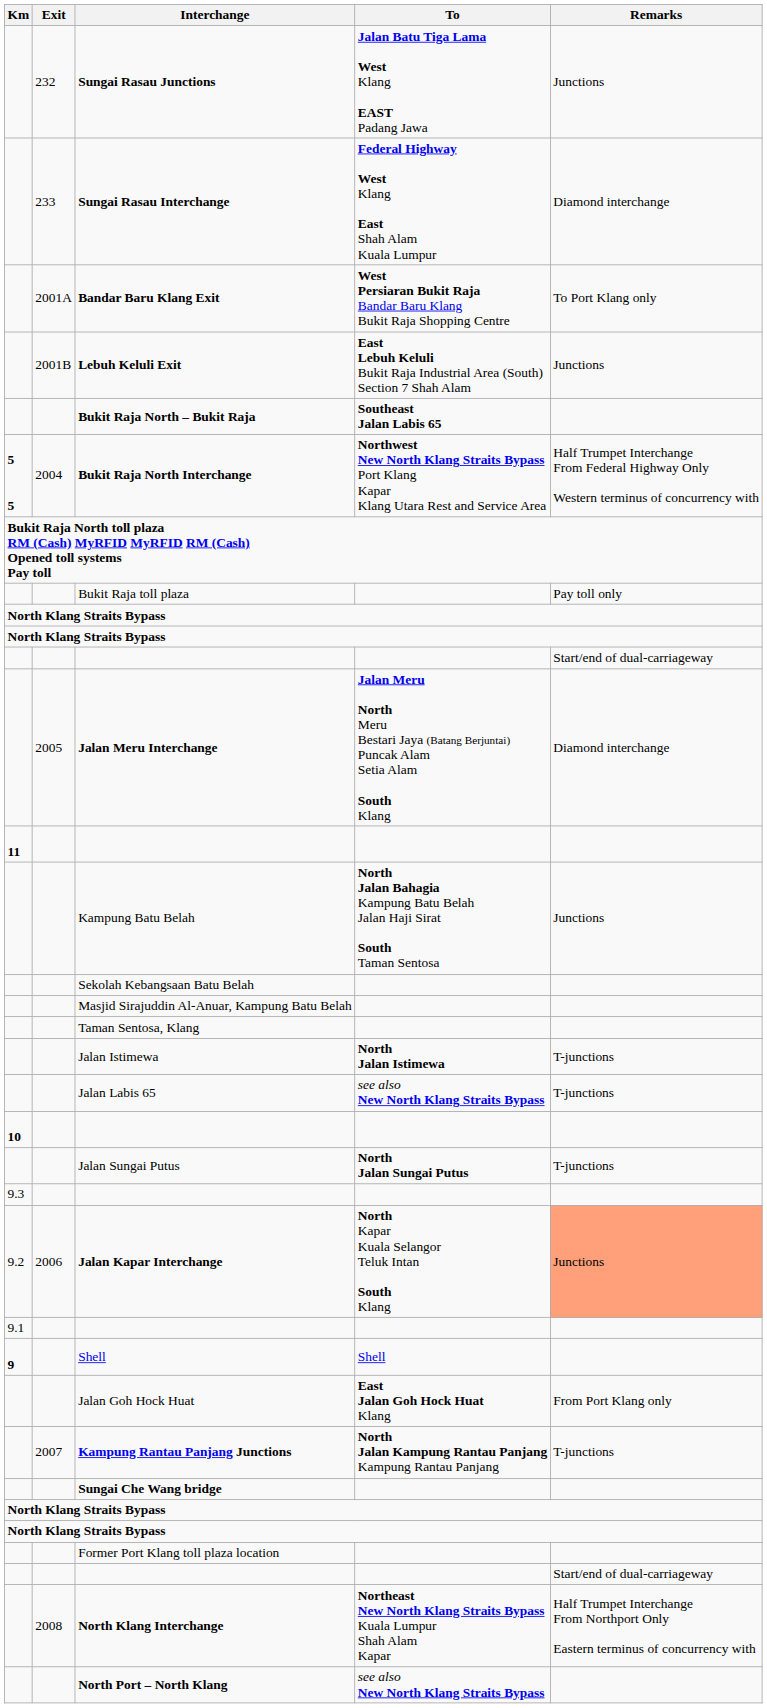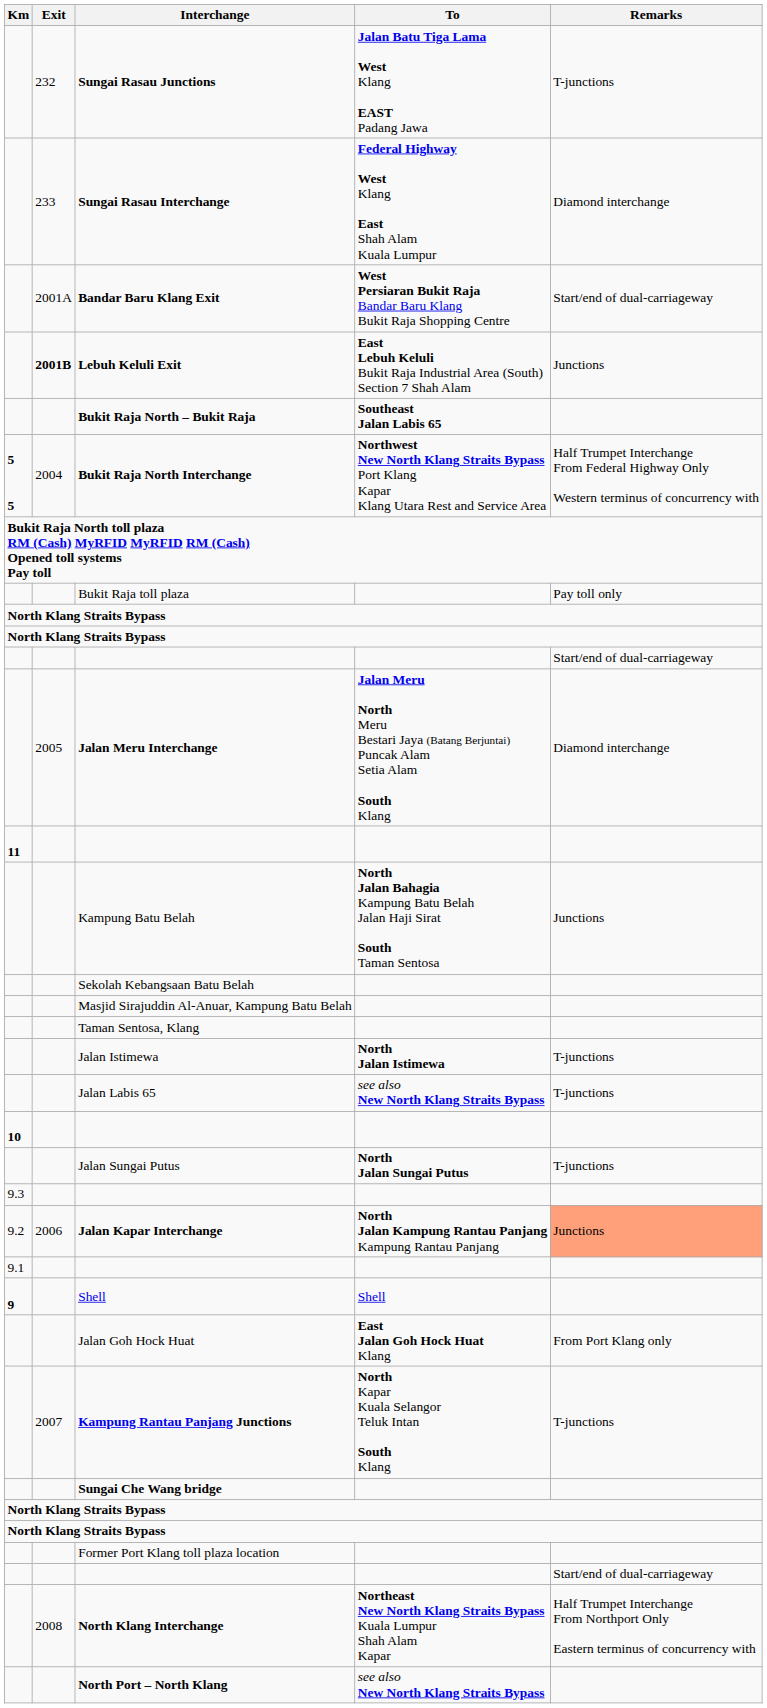(579, 81) Junctions -> (584, 81) T-junctions
(605, 298) To Port Klang only -> (633, 298) Start/end of dual-carriageway
(53, 365) normal -> (53, 365) bold
(399, 1261) North Kapar Kuala Selangor Teluk Intan South Klang -> (452, 1231) North Jalan Kampung Rantau Panjang Kampung Rantau Panjang
(452, 1452) North Jalan Kampung Rantau Panjang Kampung Rantau Panjang -> (399, 1422) North Kapar Kuala Selangor Teluk Intan South Klang
